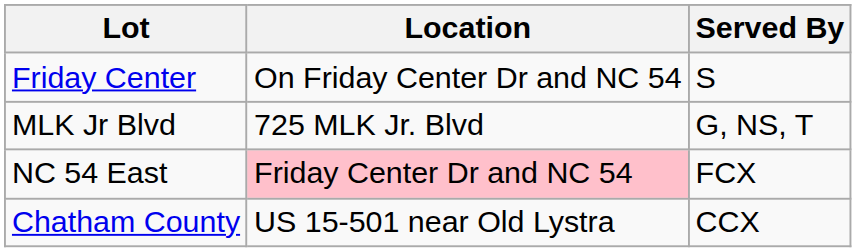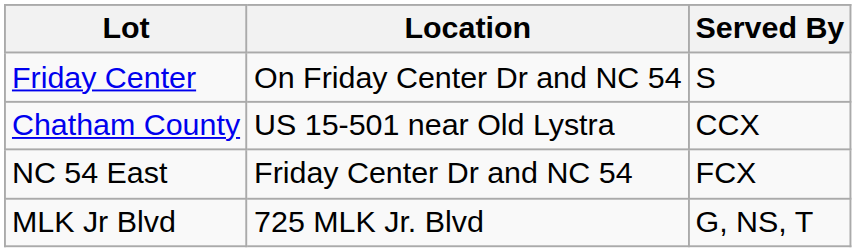rows swapped: (94, 125) <-> (126, 221)
(443, 173) pink background -> (443, 173) no background
